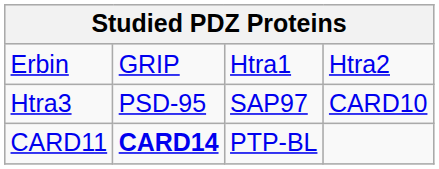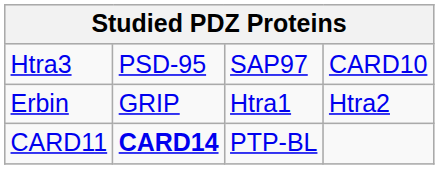rows swapped: (40, 63) <-> (41, 103)
